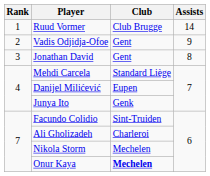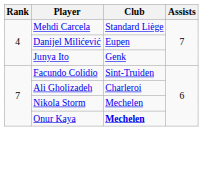- row: (59, 27)
- row: (71, 42)
- row: (63, 57)
